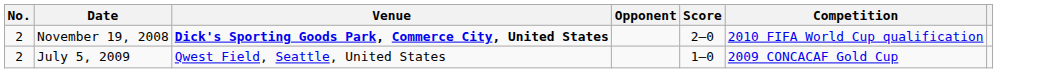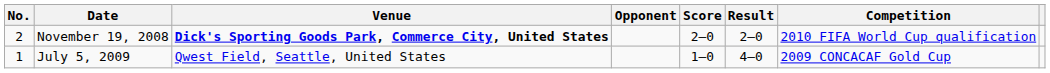+ column: (751, 15)
(19, 57) 2 -> (19, 57) 1
